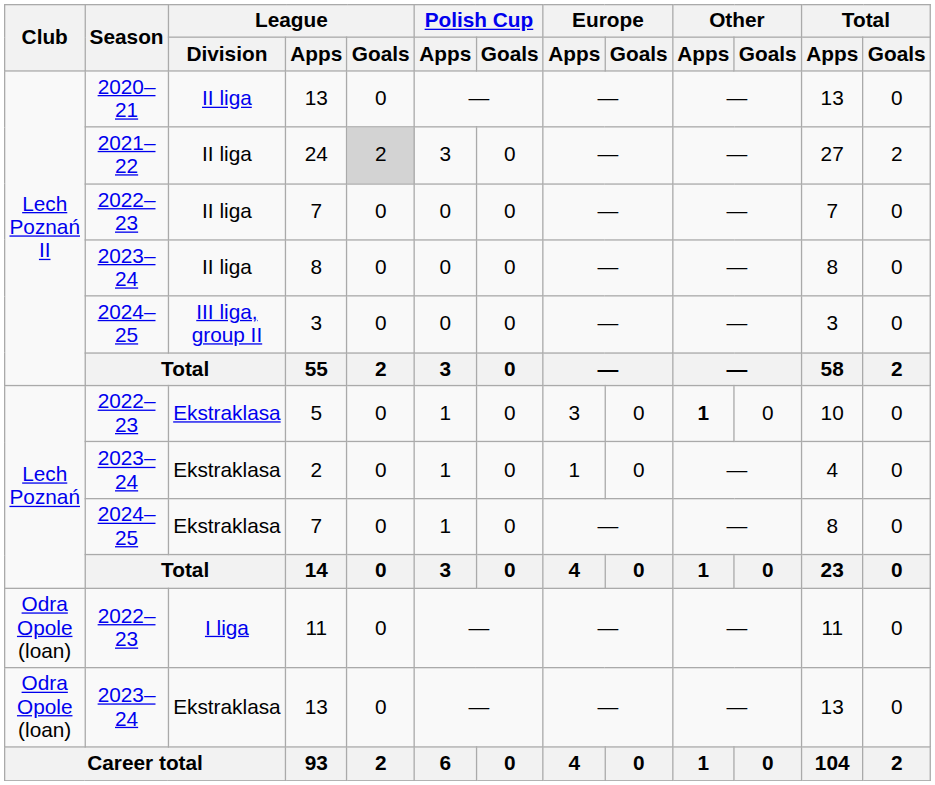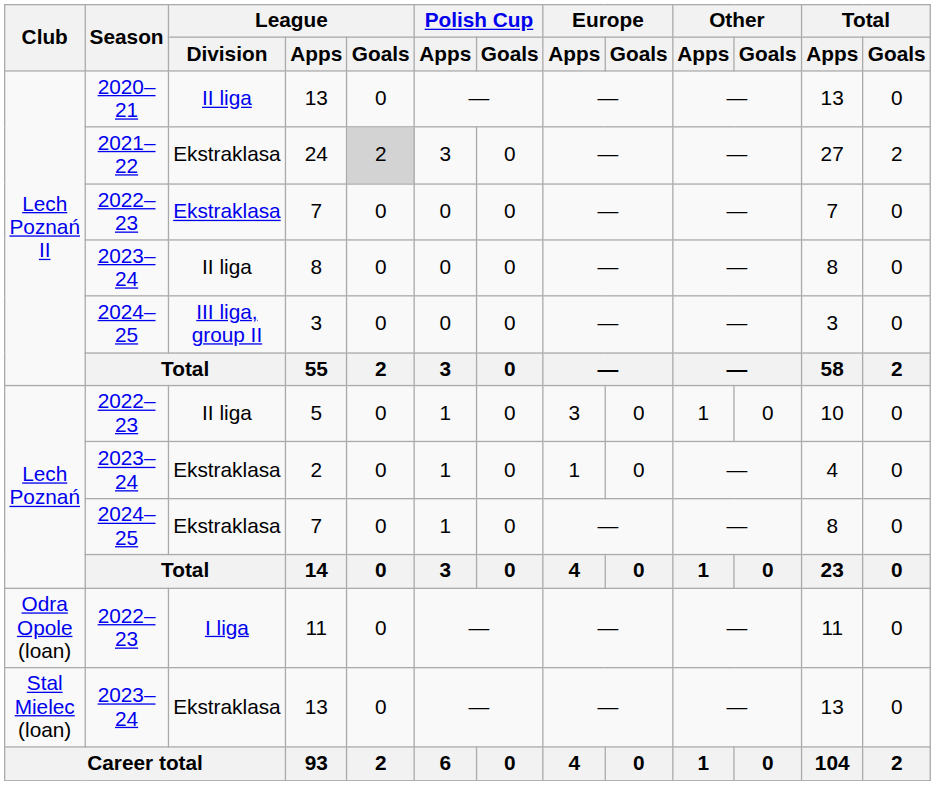(227, 155) II liga -> (227, 155) Ekstraklasa
(227, 211) II liga -> (227, 211) Ekstraklasa
(227, 413) Ekstraklasa -> (227, 413) II liga
(703, 413) bold -> (703, 413) normal
(45, 707) Odra Opole (loan) -> (45, 707) Stal Mielec (loan)
